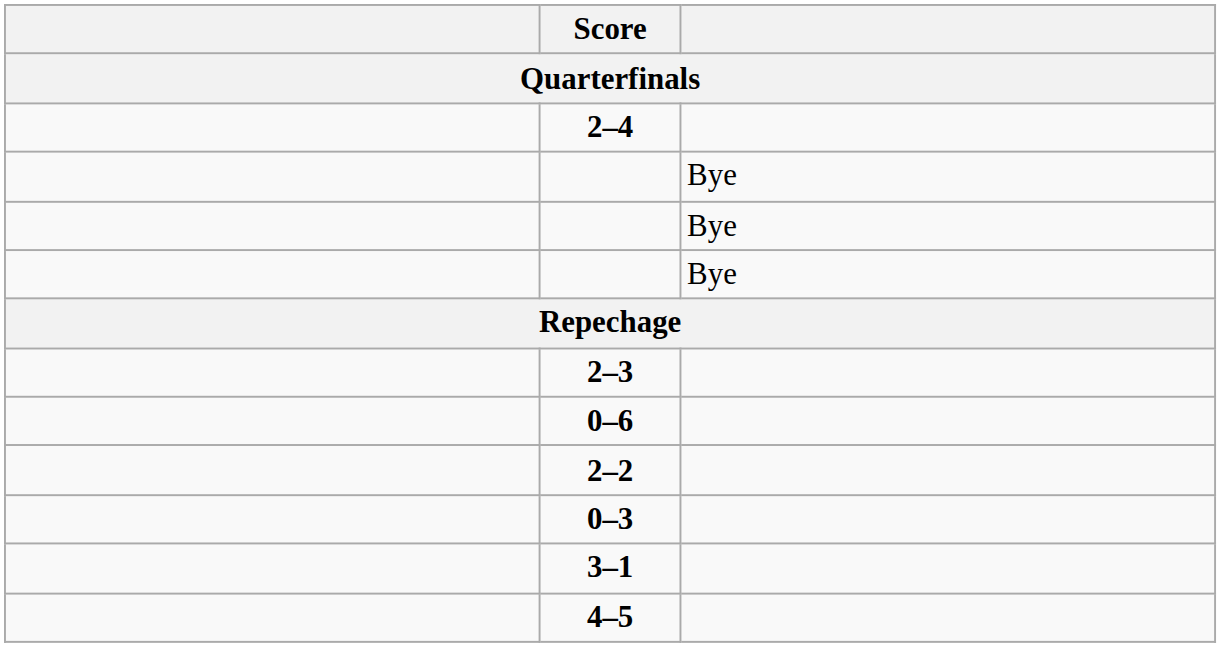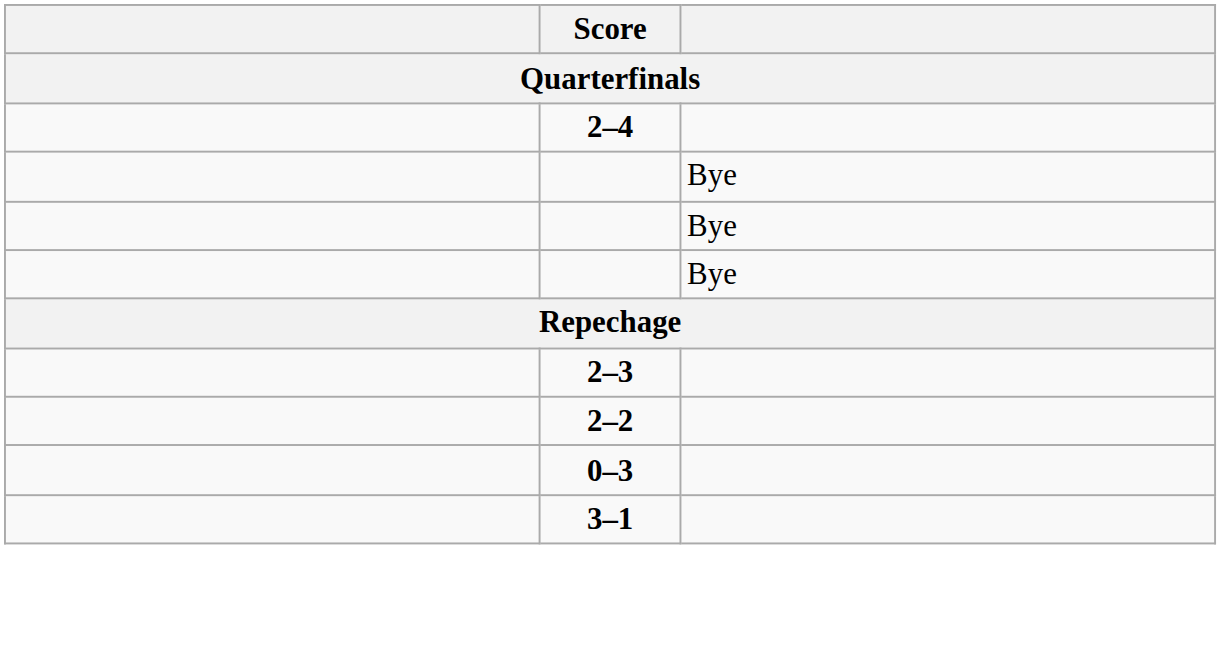- row: (610, 420)
- row: (610, 616)
